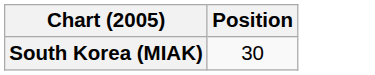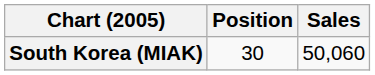+ column: (334, 20)
